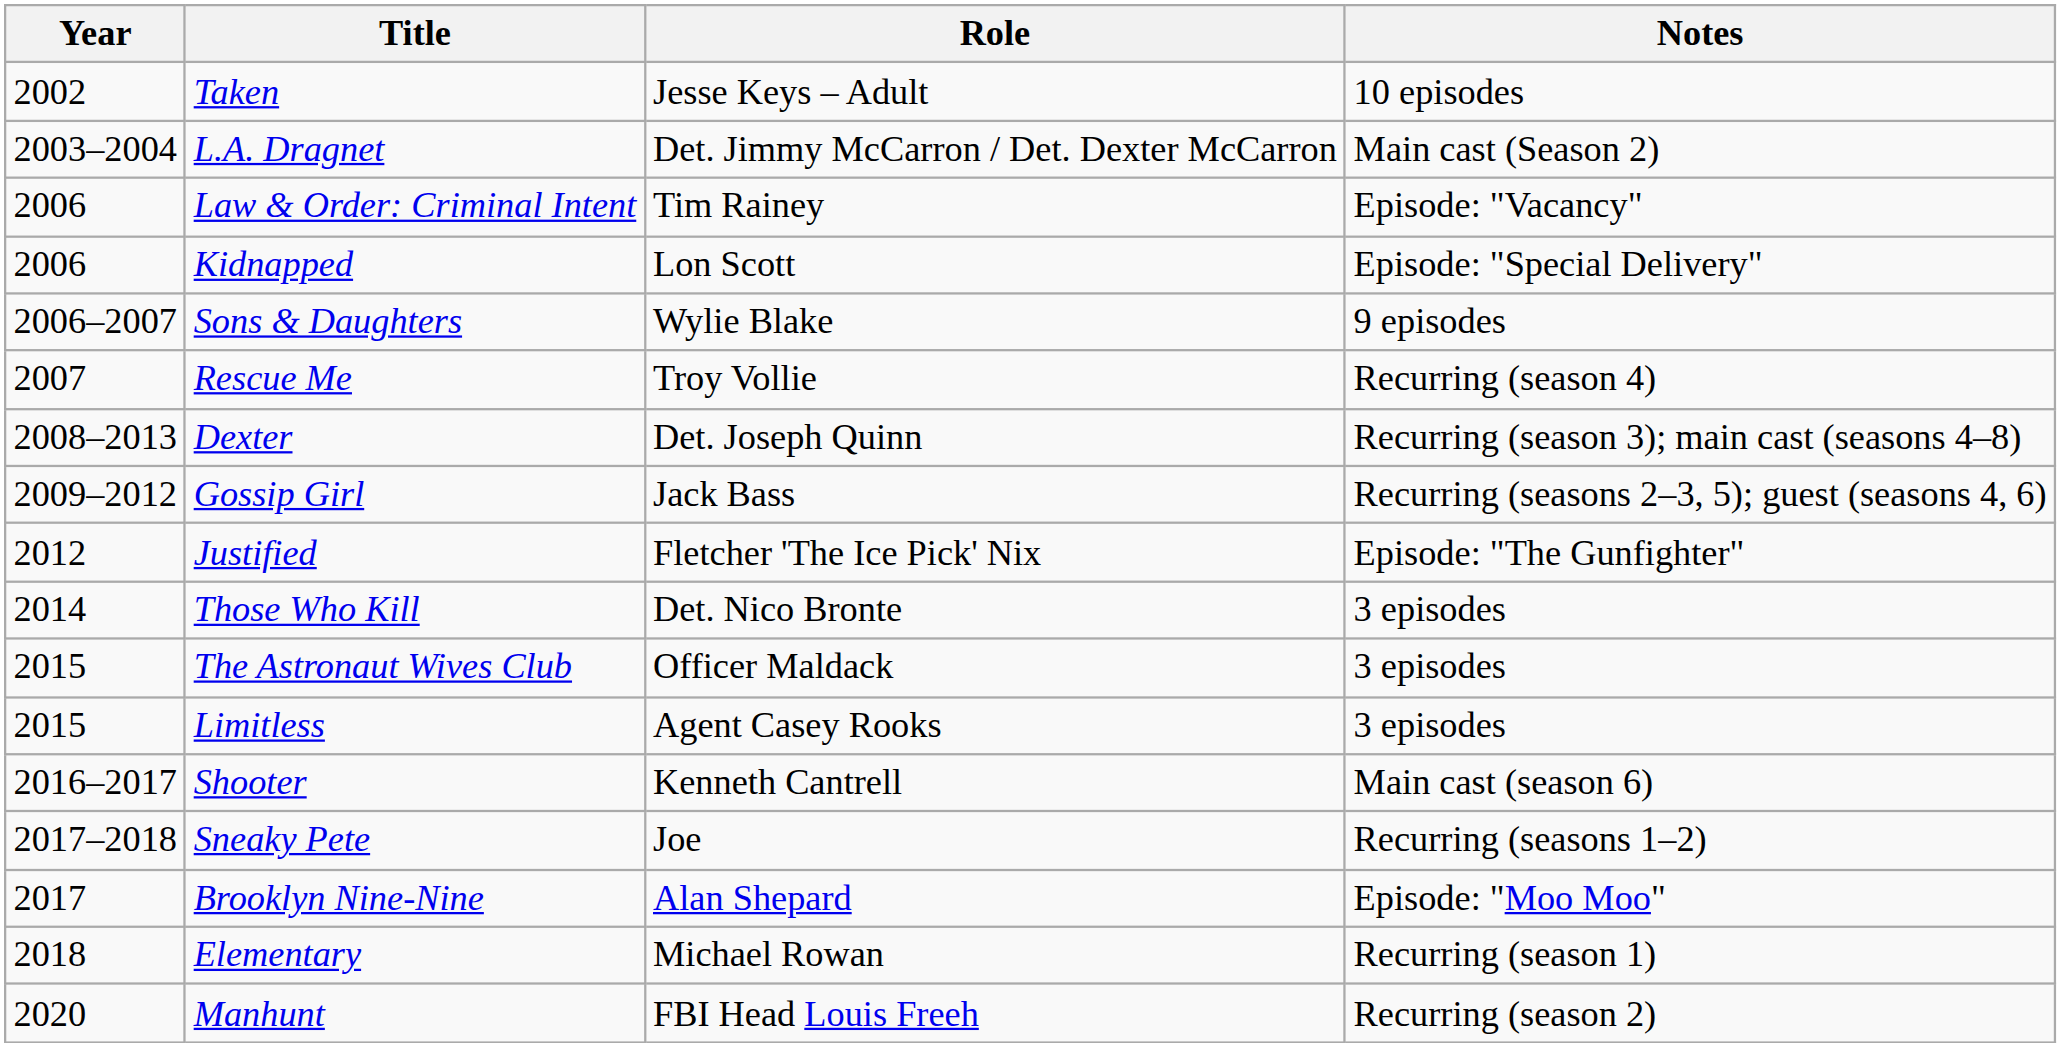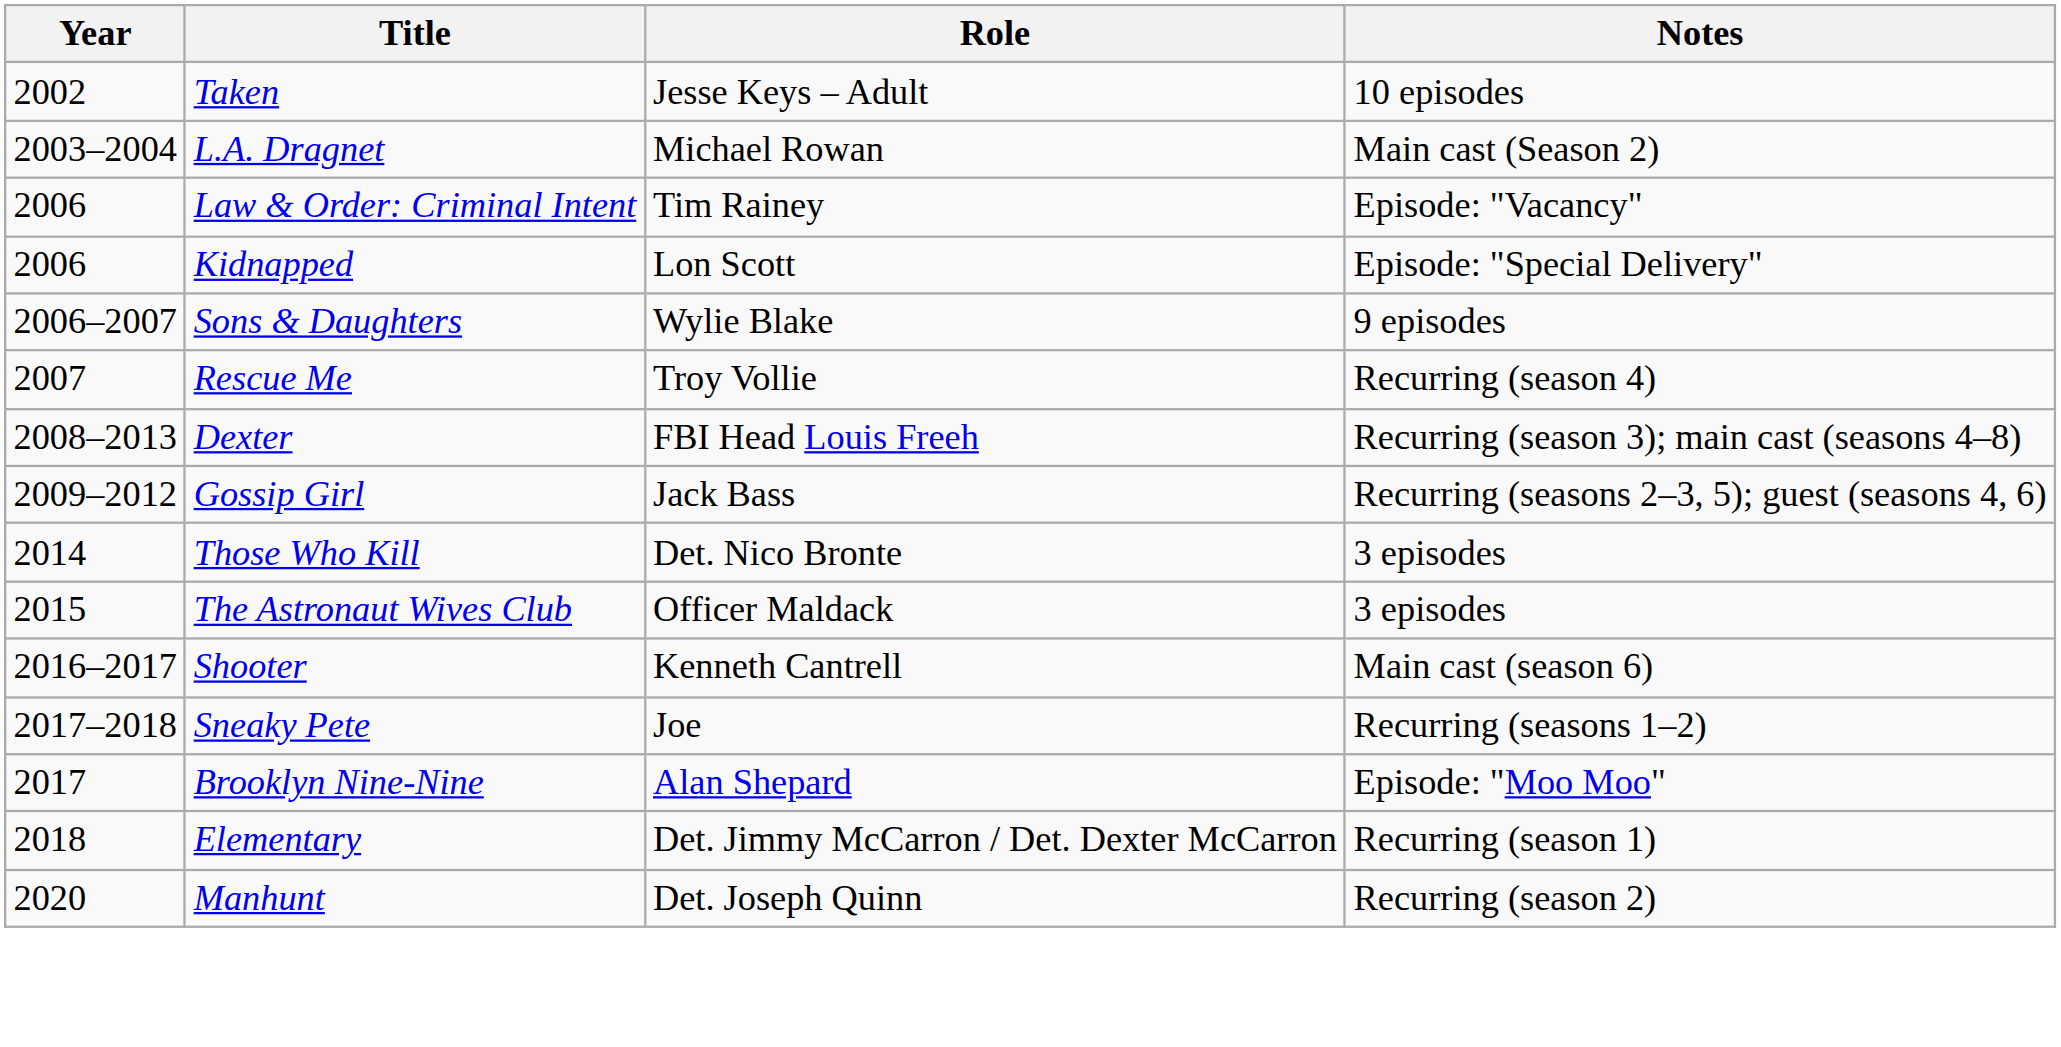(995, 148) Det. Jimmy McCarron / Det. Dexter McCarron -> (768, 148) Michael Rowan
(788, 436) Det. Joseph Quinn -> (816, 436) FBI Head Louis Freeh
- row: (255, 551)
- row: (259, 724)
(768, 954) Michael Rowan -> (995, 839) Det. Jimmy McCarron / Det. Dexter McCarron
(816, 1012) FBI Head Louis Freeh -> (788, 897) Det. Joseph Quinn
